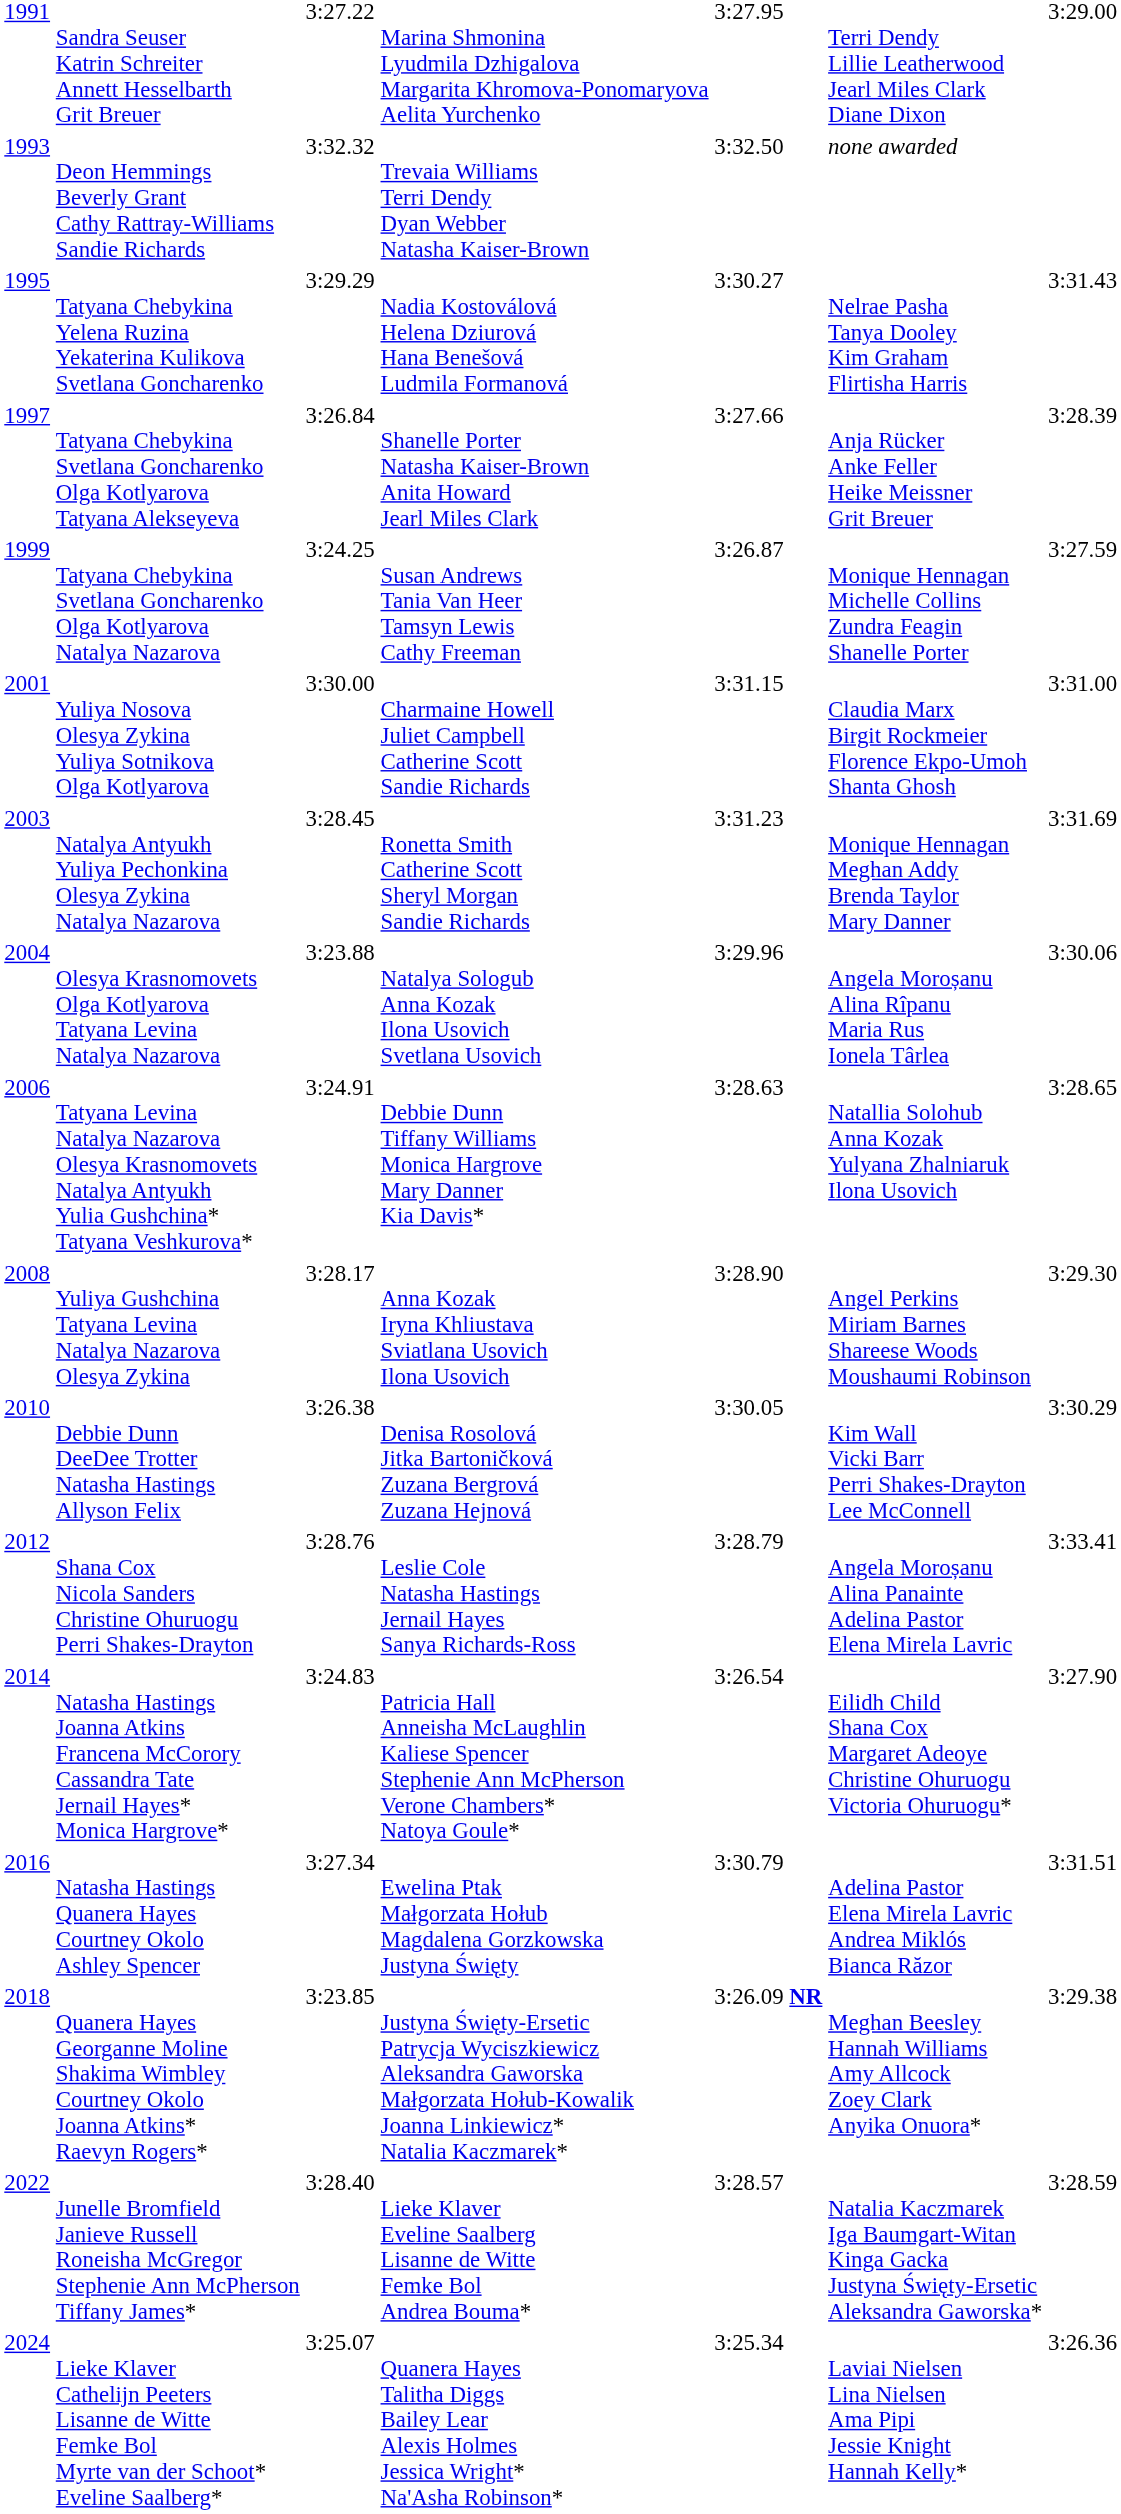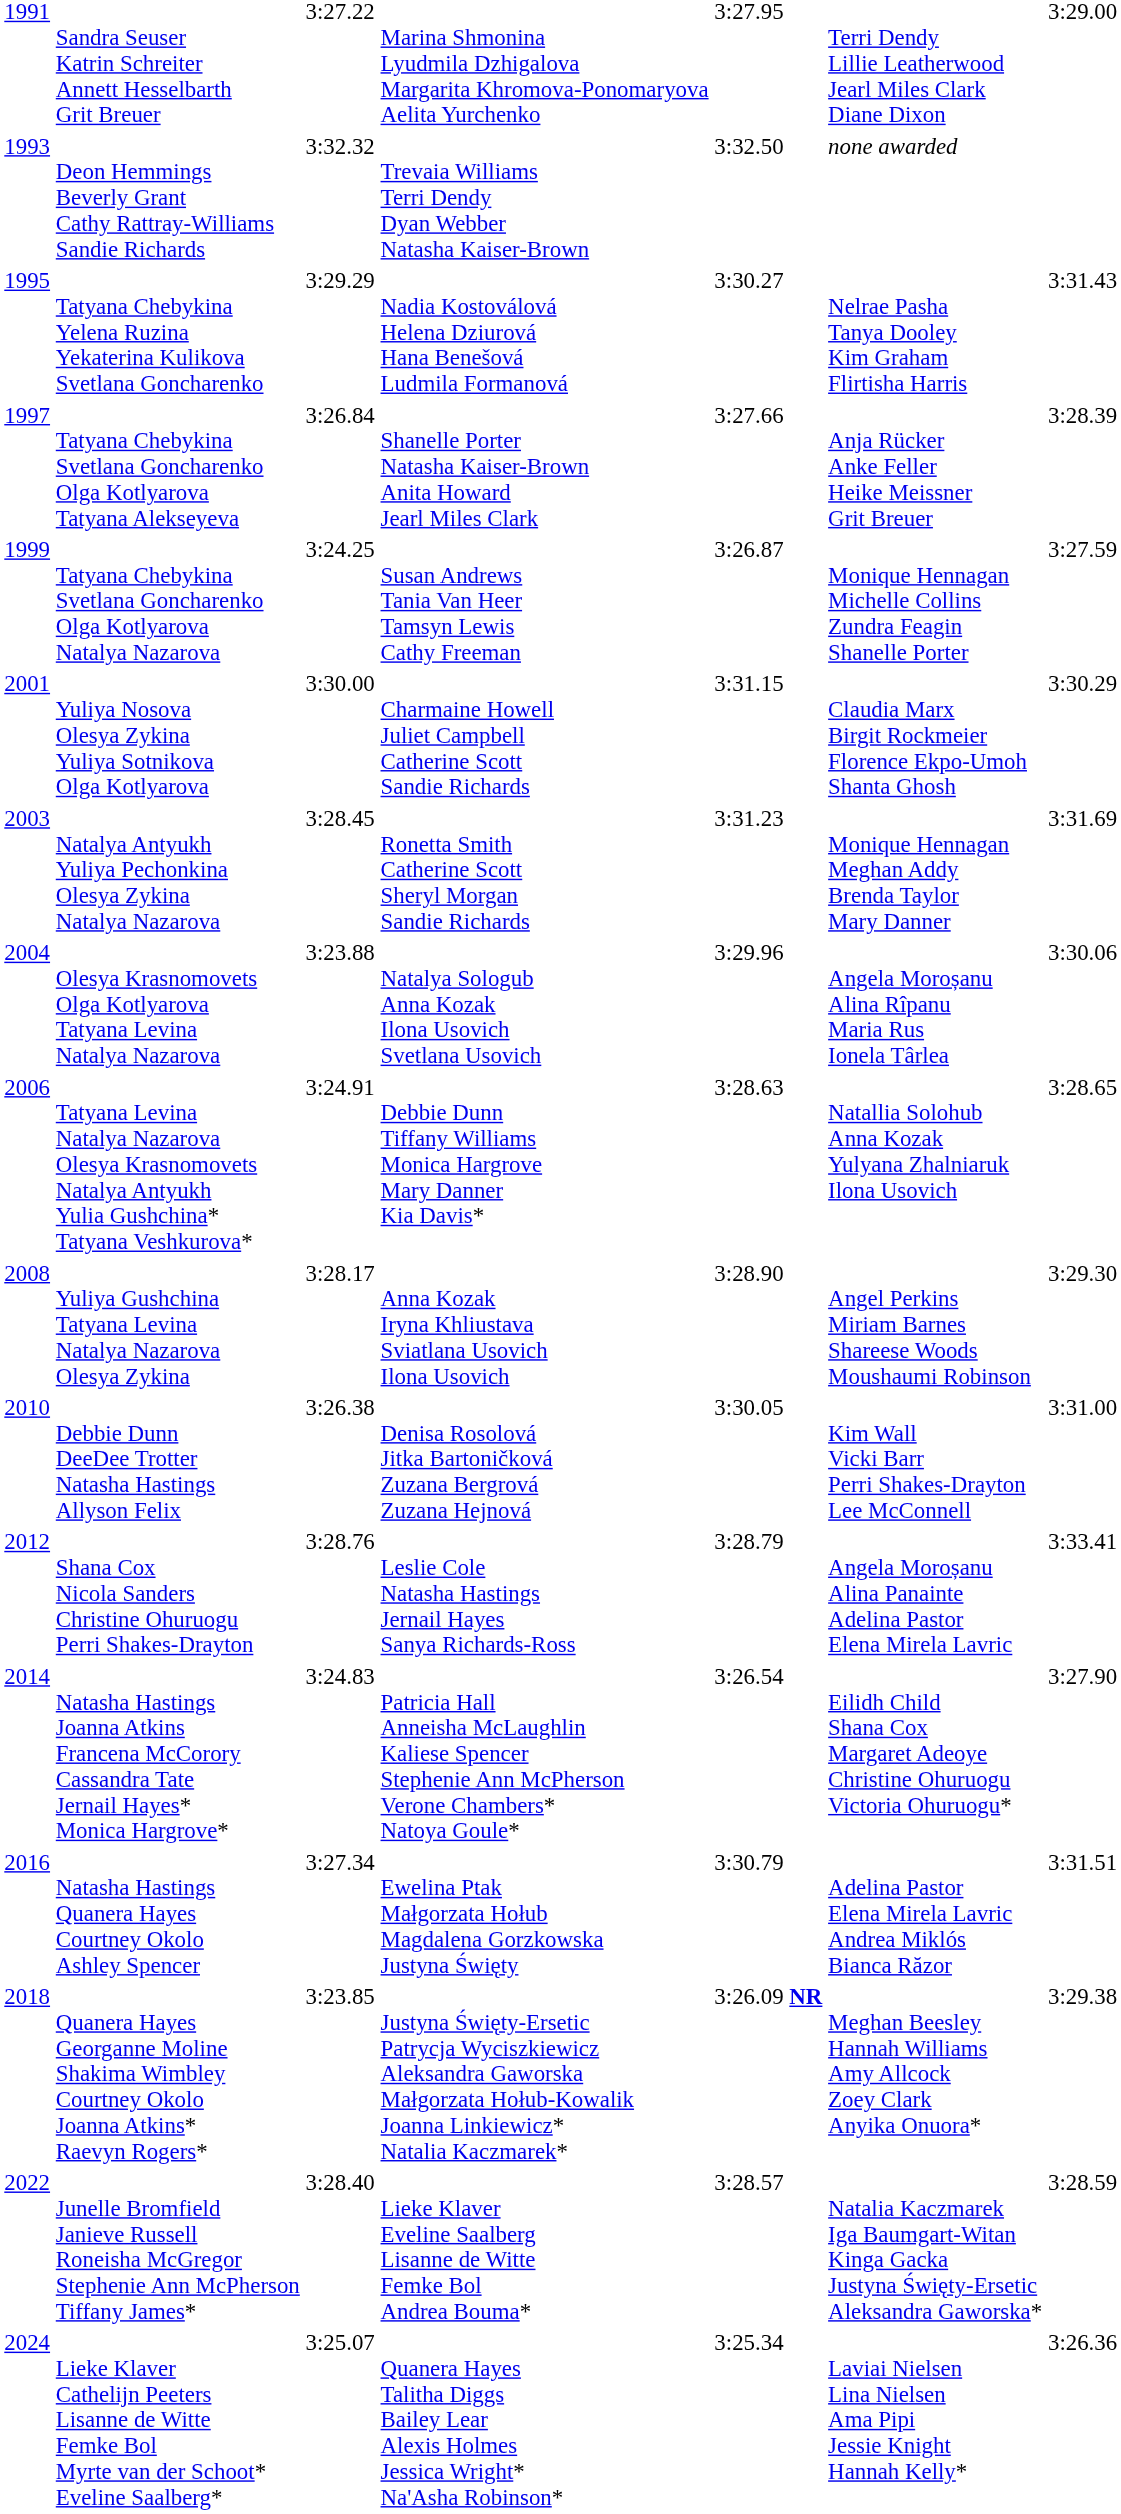(1083, 684) 3:31.00 -> (1083, 684) 3:30.29
(1083, 1407) 3:30.29 -> (1083, 1407) 3:31.00
